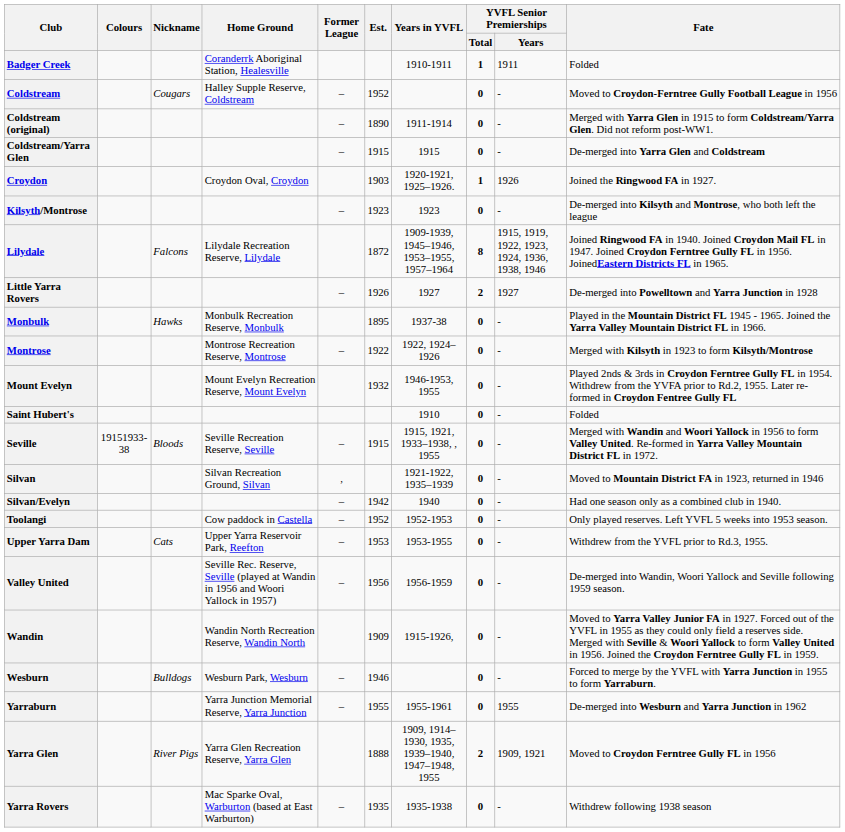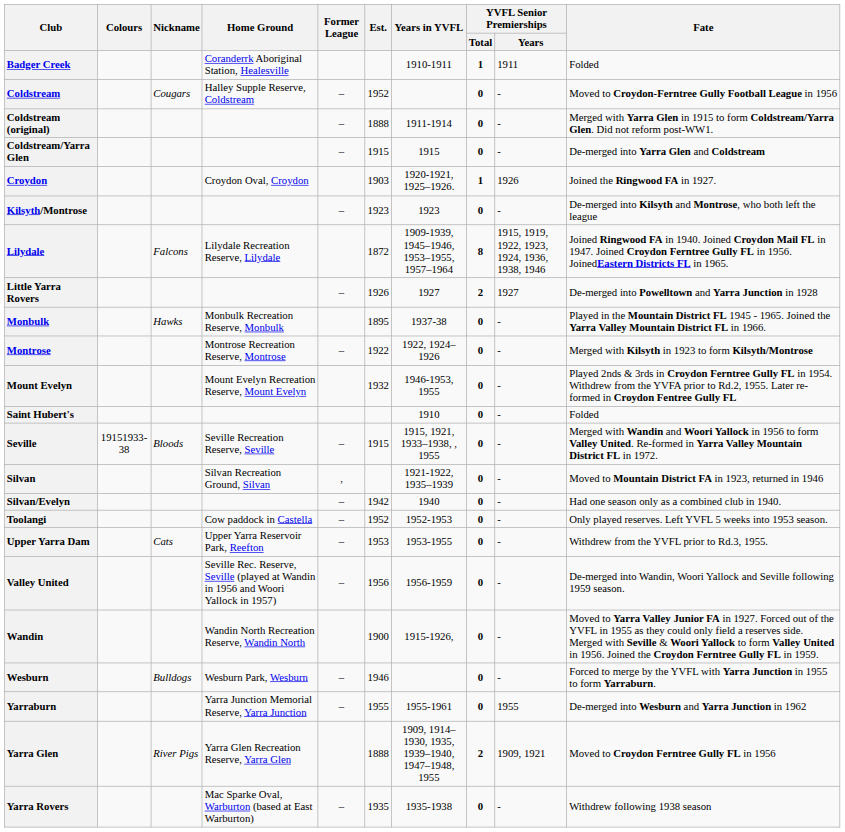(378, 123) 1890 -> (378, 123) 1888
(378, 636) 1909 -> (378, 636) 1900
